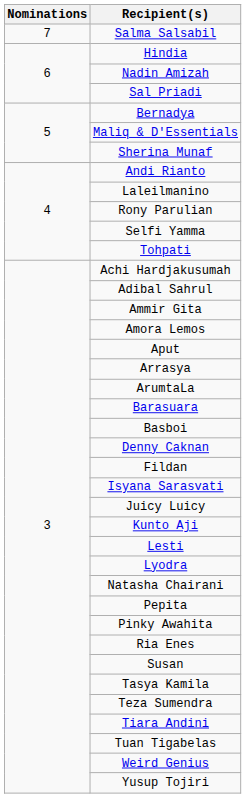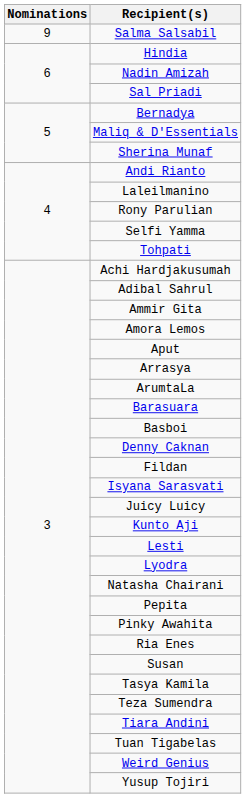(47, 34) 7 -> (47, 34) 9
